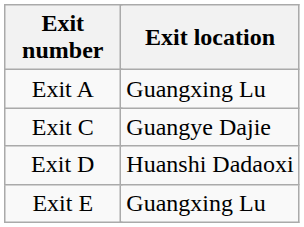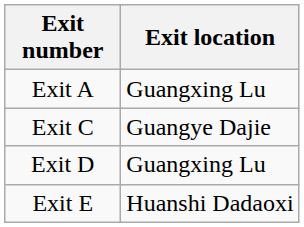(210, 164) Huanshi Dadaoxi -> (196, 164) Guangxing Lu
(196, 202) Guangxing Lu -> (210, 202) Huanshi Dadaoxi
